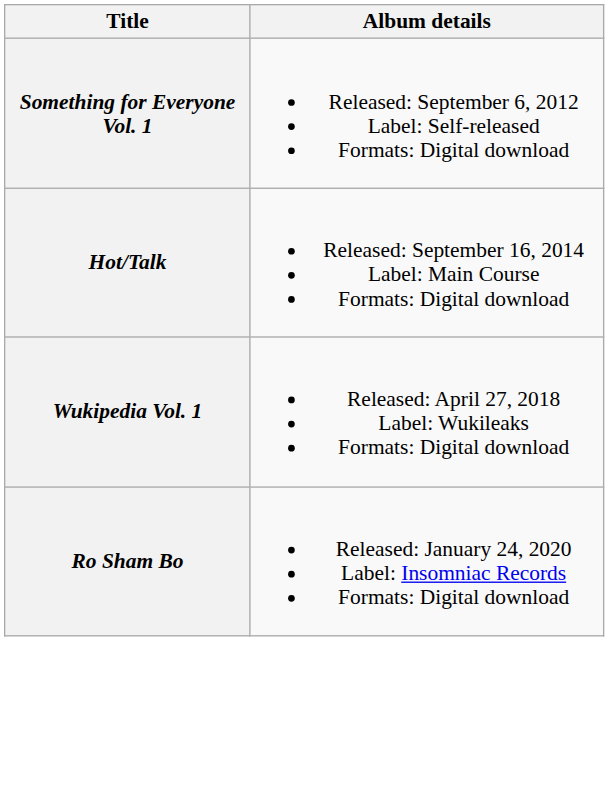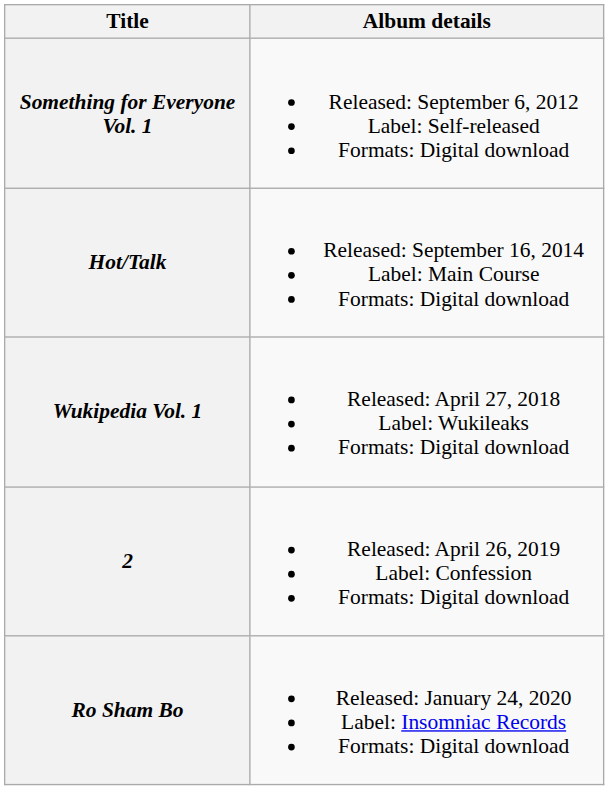+ row: (128, 560)
